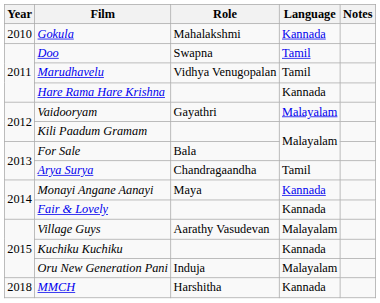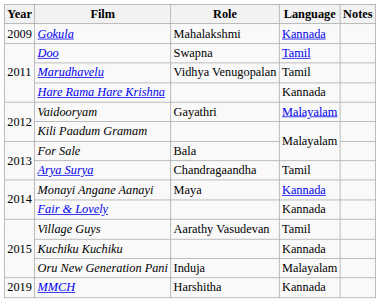(20, 33) 2010 -> (20, 33) 2009
(310, 229) Malayalam -> (296, 229) Tamil
(20, 287) 2018 -> (20, 287) 2019
